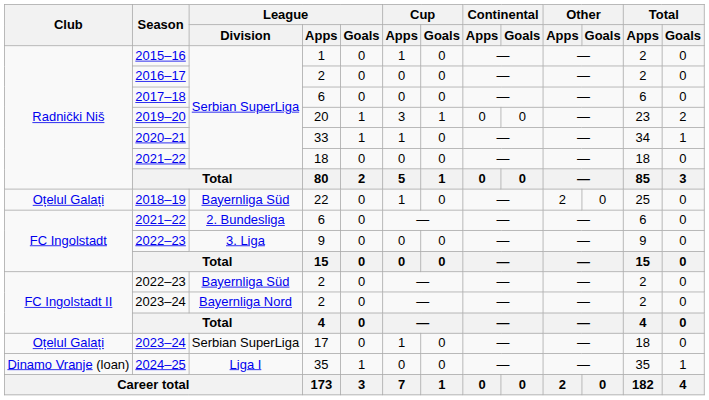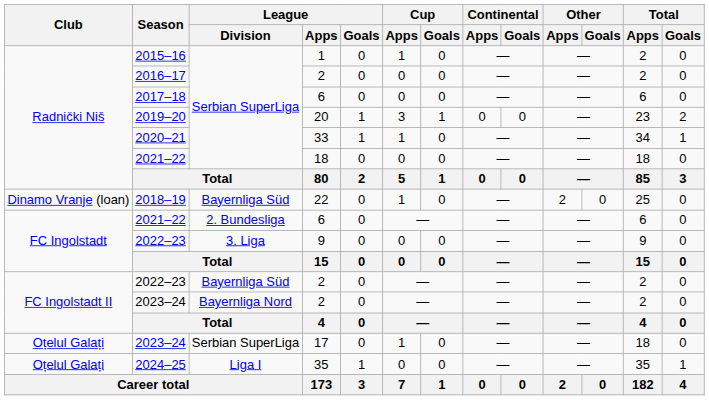(68, 199) Oțelul Galați -> (68, 199) Dinamo Vranje (loan)
(68, 364) Dinamo Vranje (loan) -> (68, 364) Oțelul Galați
